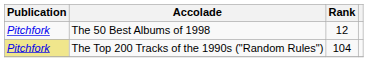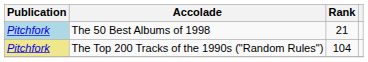(28, 30) no background -> (28, 30) lightblue background
(342, 30) 12 -> (342, 30) 21
